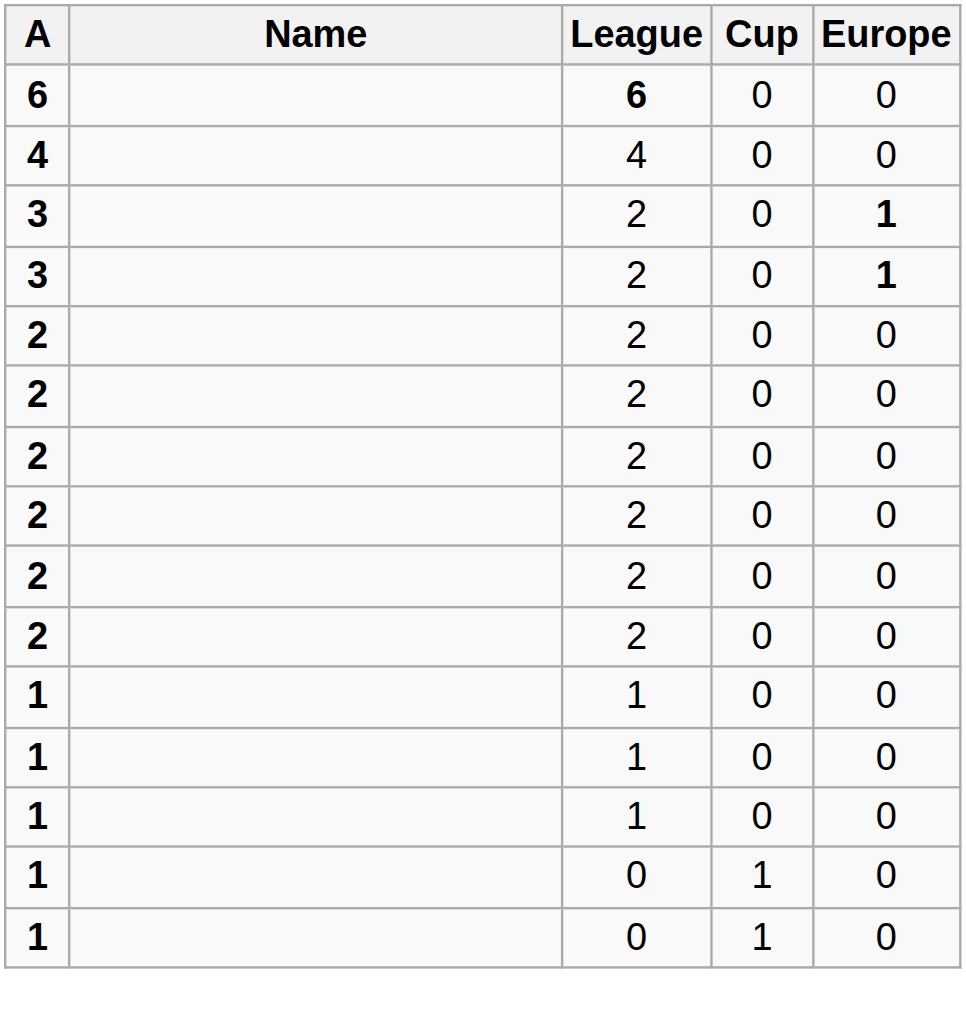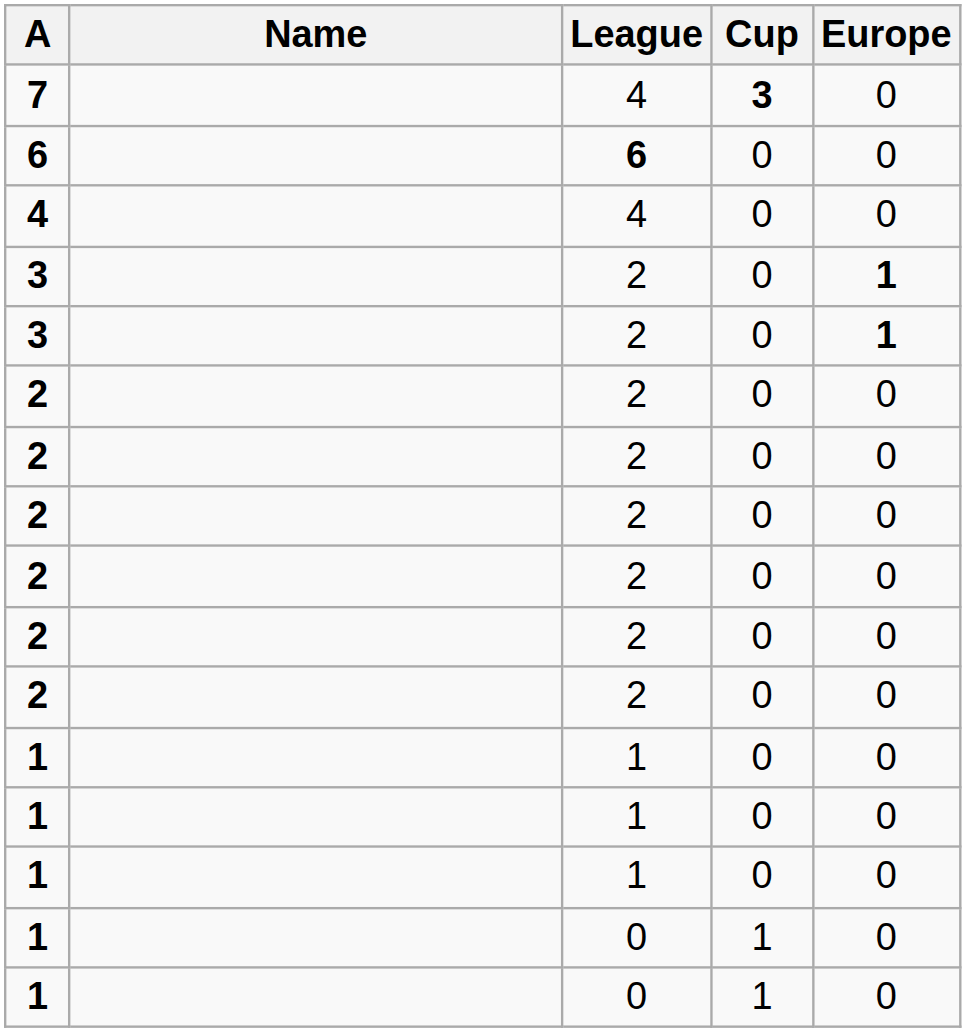+ row: (38, 94)
